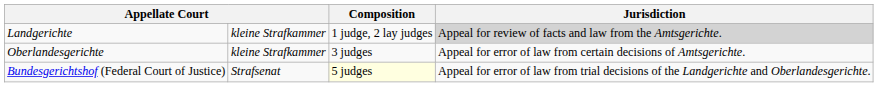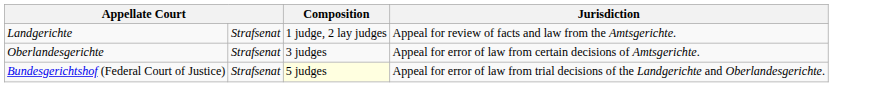(278, 33) kleine Strafkammer -> (256, 33) Strafsenat
(580, 33) lightgrey background -> (534, 33) no background
(278, 52) kleine Strafkammer -> (256, 52) Strafsenat
